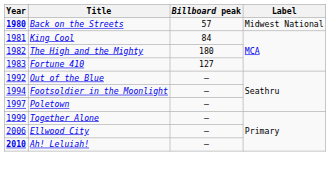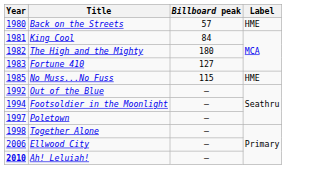(16, 24) bold -> (16, 24) normal
(284, 24) Midwest National -> (252, 24) HME
+ row: (72, 78)
(16, 118) 1999 -> (16, 131) 1998
